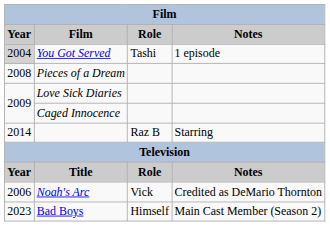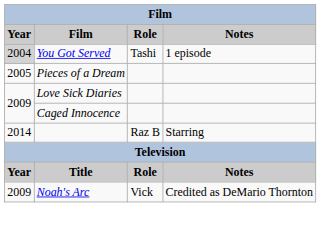(19, 73) 2008 -> (19, 73) 2005
(19, 192) 2006 -> (19, 192) 2009
- row: (60, 211)
